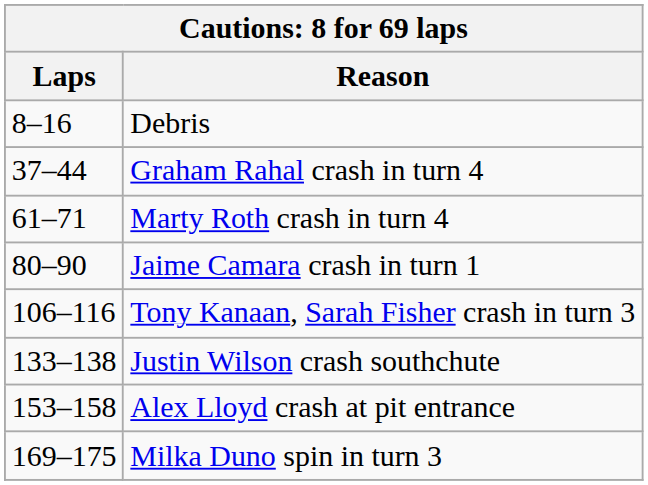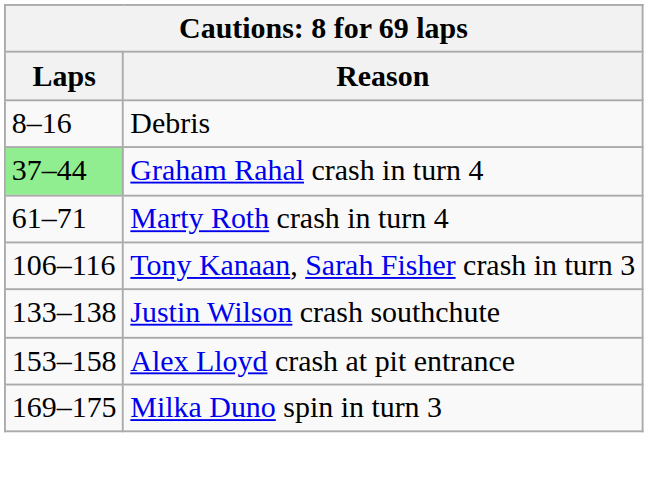(49, 170) no background -> (49, 170) lightgreen background
- row: (305, 265)
